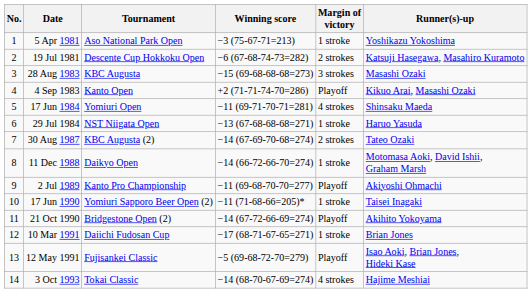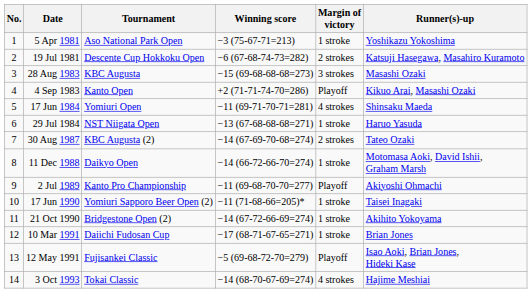(333, 218) Playoff -> (334, 218) 1 stroke
